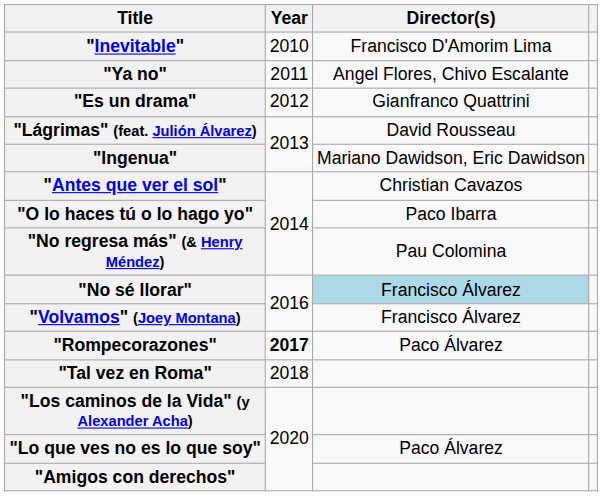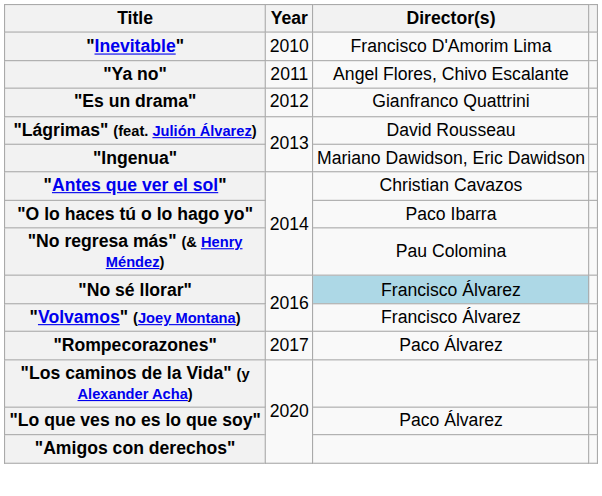(289, 345) bold -> (289, 345) normal
- row: (135, 373)
